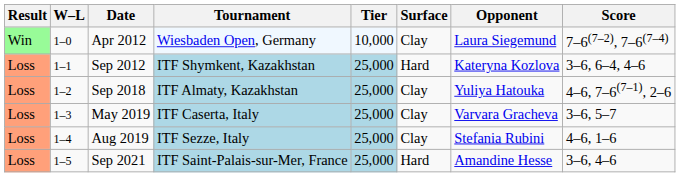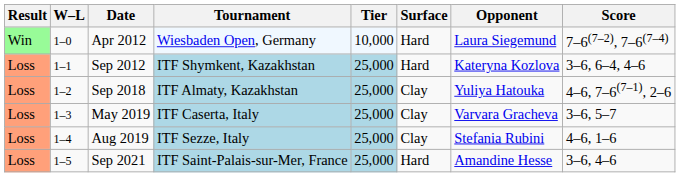(414, 40) Clay -> (415, 40) Hard
